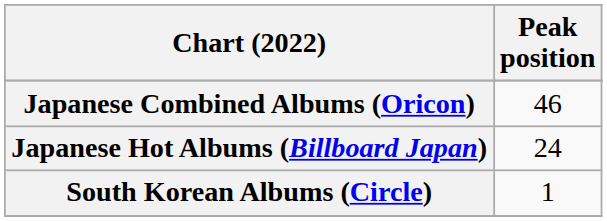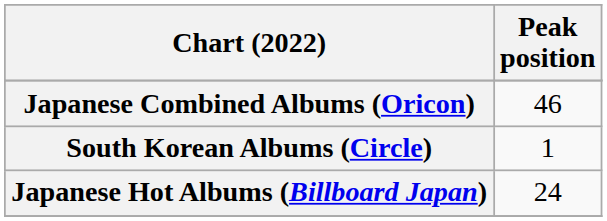rows swapped: (249, 147) <-> (249, 192)
